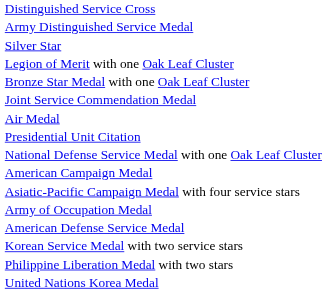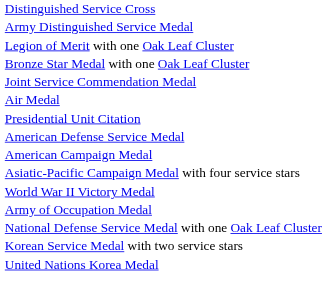- row: (33, 45)
rows swapped: (95, 228) <-> (163, 155)
+ row: (80, 191)
- row: (119, 264)
